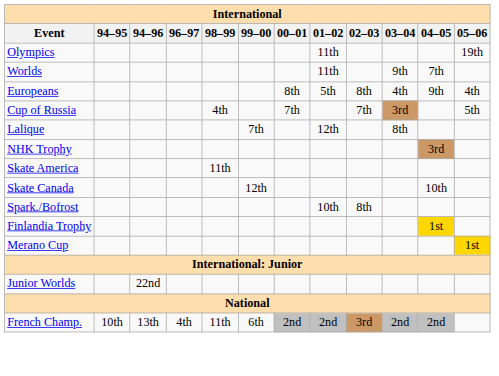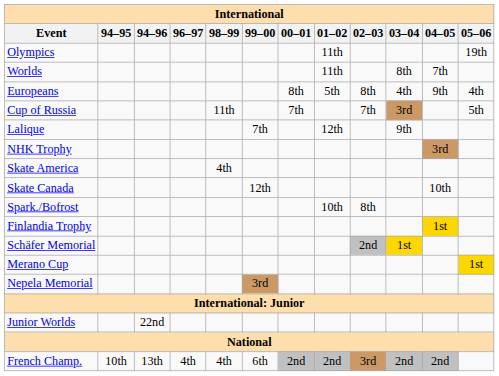(400, 71) 9th -> (404, 71) 8th
(220, 110) 4th -> (224, 110) 11th
(400, 129) 8th -> (404, 129) 9th
(220, 168) 11th -> (224, 168) 4th
+ row: (51, 245)
+ row: (50, 284)
(220, 322) 11th -> (224, 361) 4th
